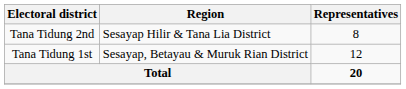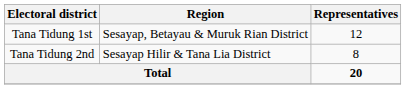rows swapped: (52, 53) <-> (52, 34)
